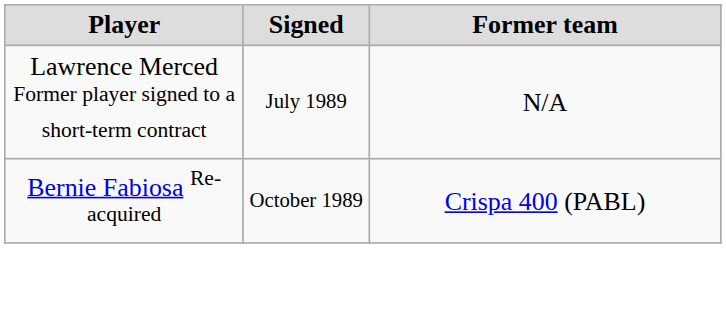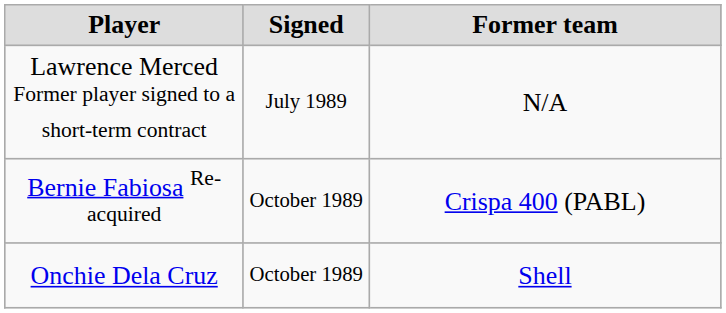+ row: (124, 275)
